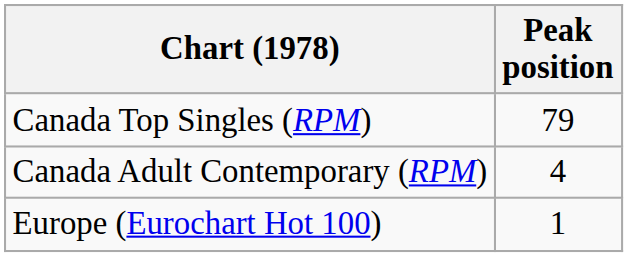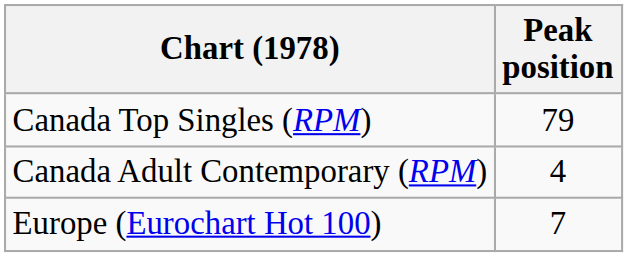(558, 223) 1 -> (558, 223) 7
